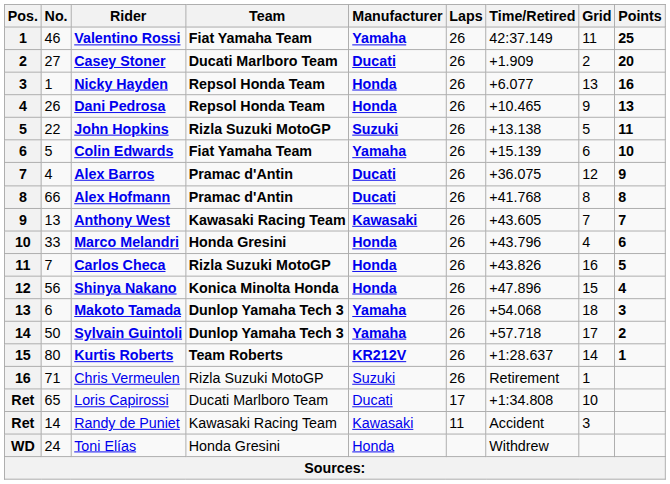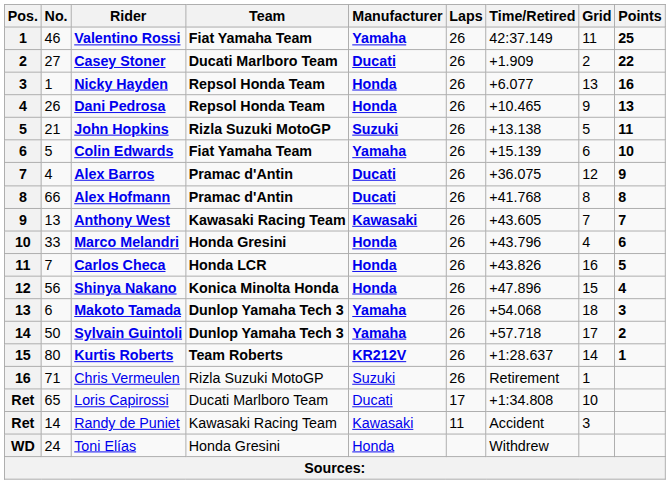(626, 61) 20 -> (626, 61) 22
(53, 129) 22 -> (53, 129) 21
(260, 265) Rizla Suzuki MotoGP -> (228, 265) Honda LCR
